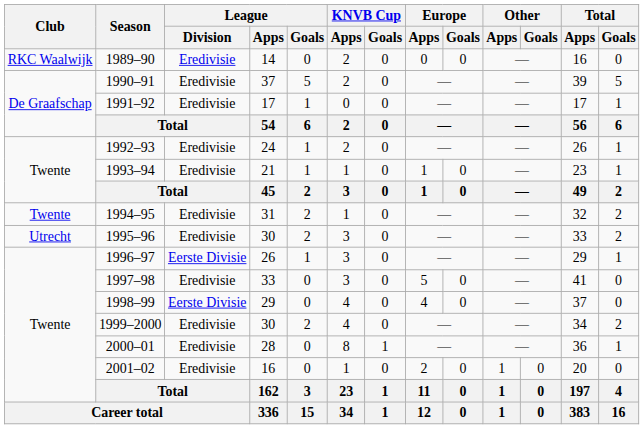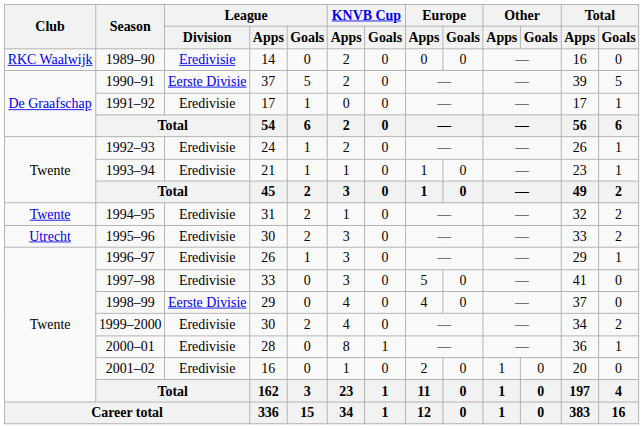(207, 81) Eredivisie -> (207, 81) Eerste Divisie
(207, 258) Eerste Divisie -> (207, 258) Eredivisie
